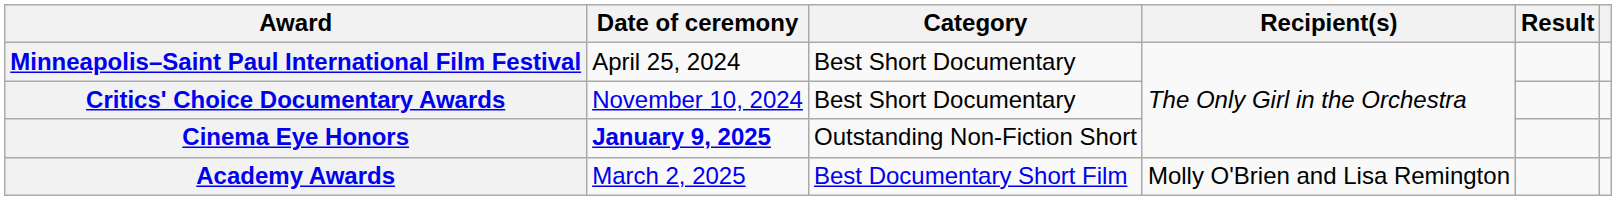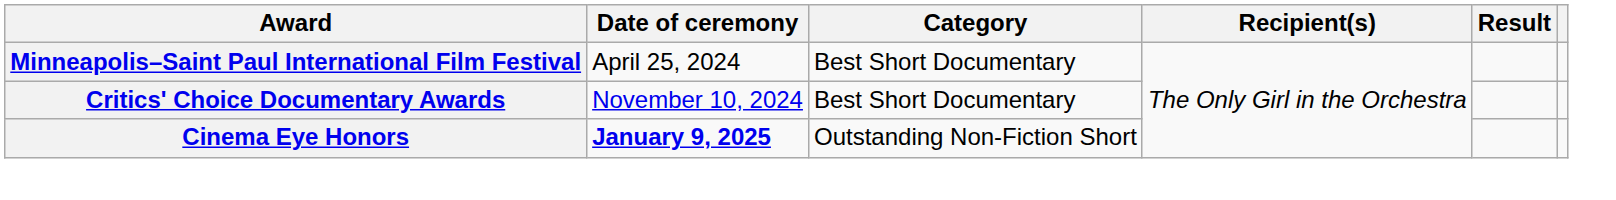- row: (296, 175)
